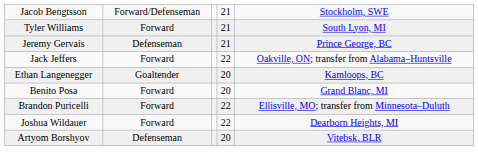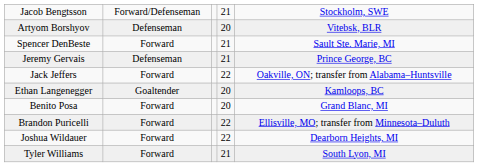rows swapped: (54, 138) <-> (54, 28)
+ row: (54, 43)
